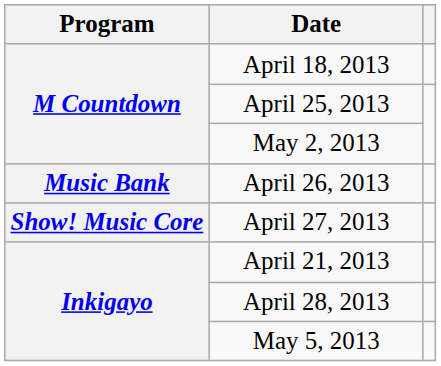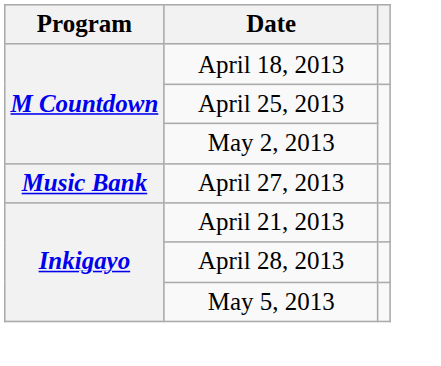- row: (316, 182)
(107, 222) Show! Music Core -> (84, 182) Music Bank
